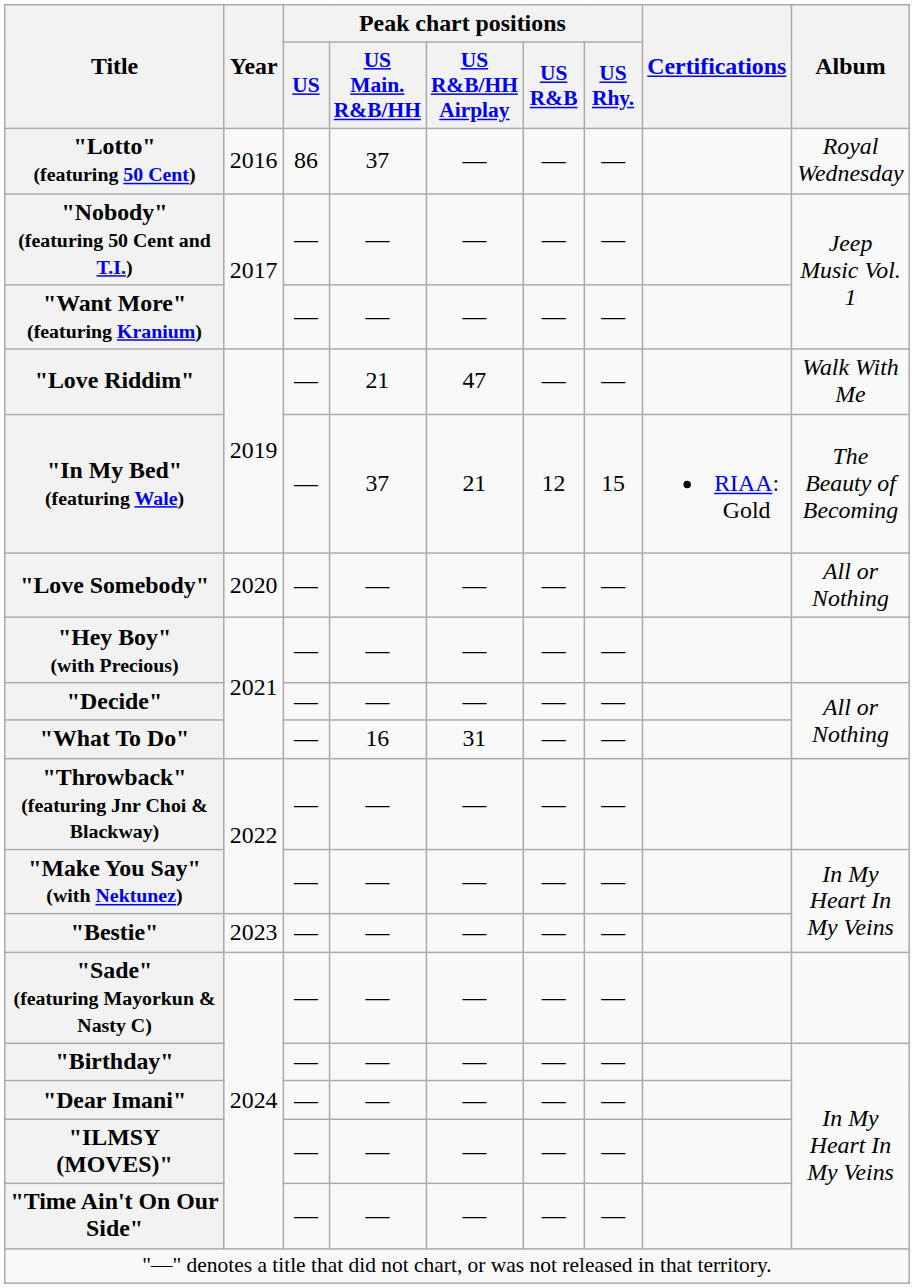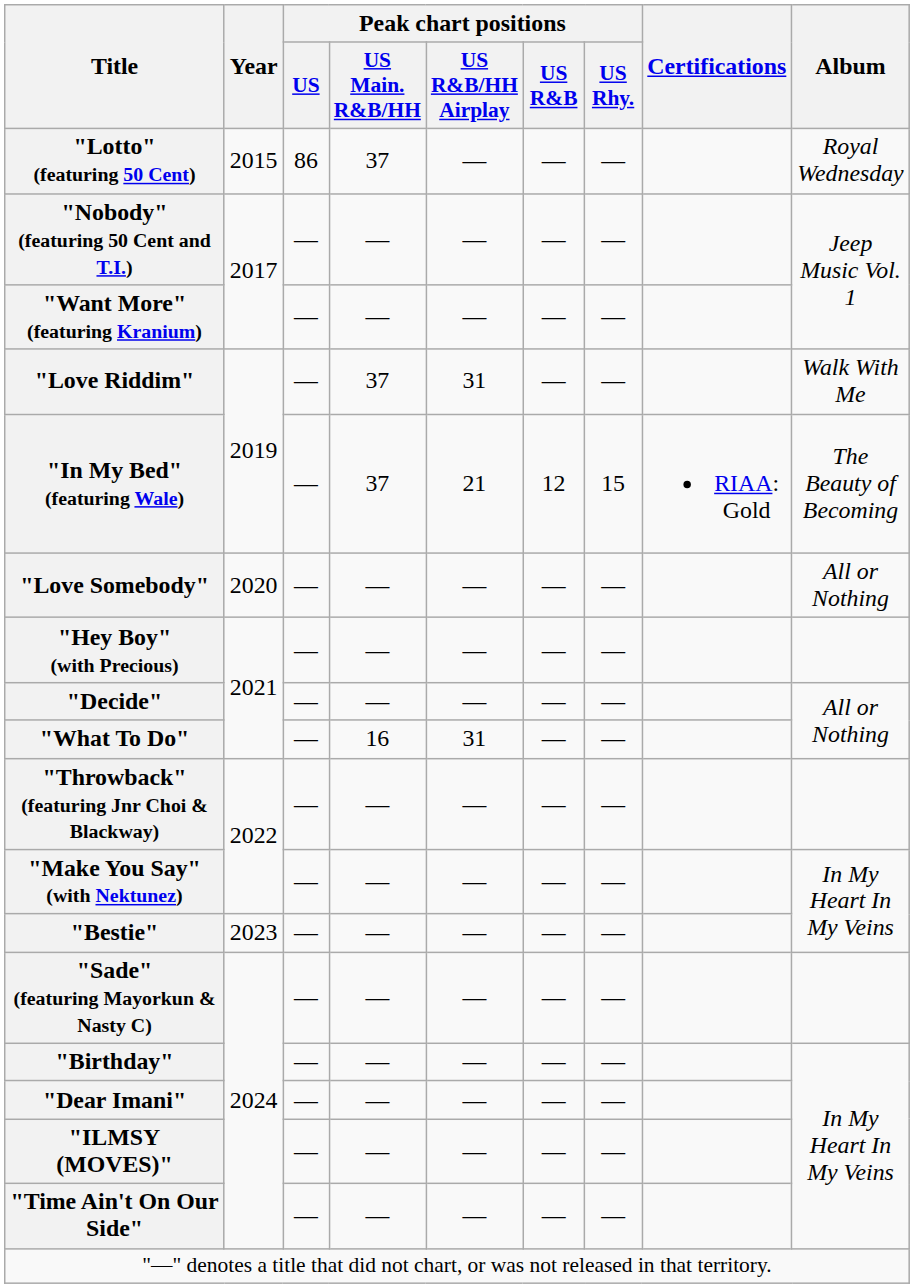(254, 160) 2016 -> (254, 160) 2015
(377, 381) 21 -> (377, 381) 37
(474, 381) 47 -> (474, 381) 31
